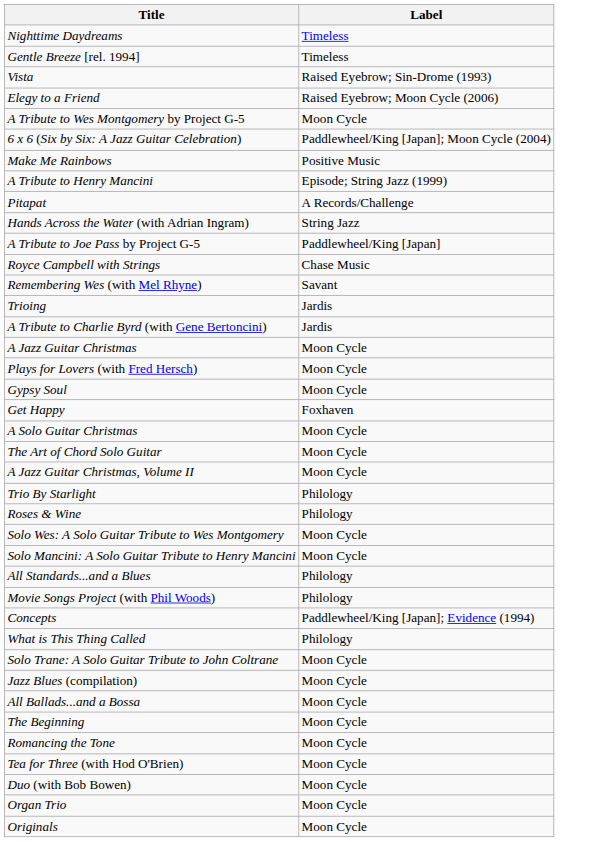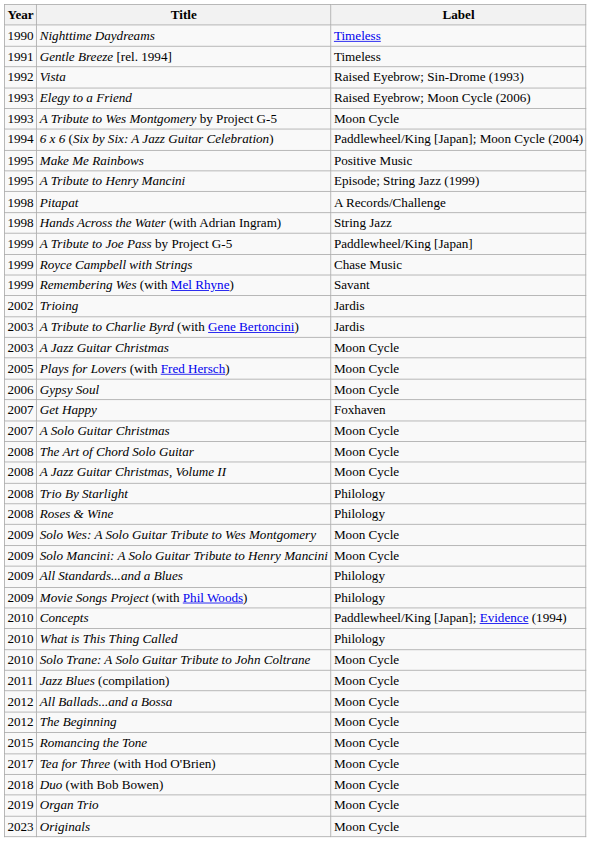+ column: (21, 14)
